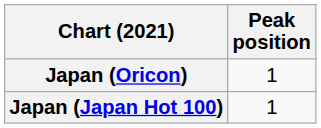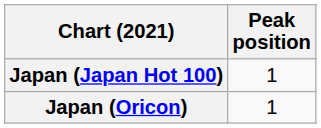rows swapped: (116, 75) <-> (116, 107)
